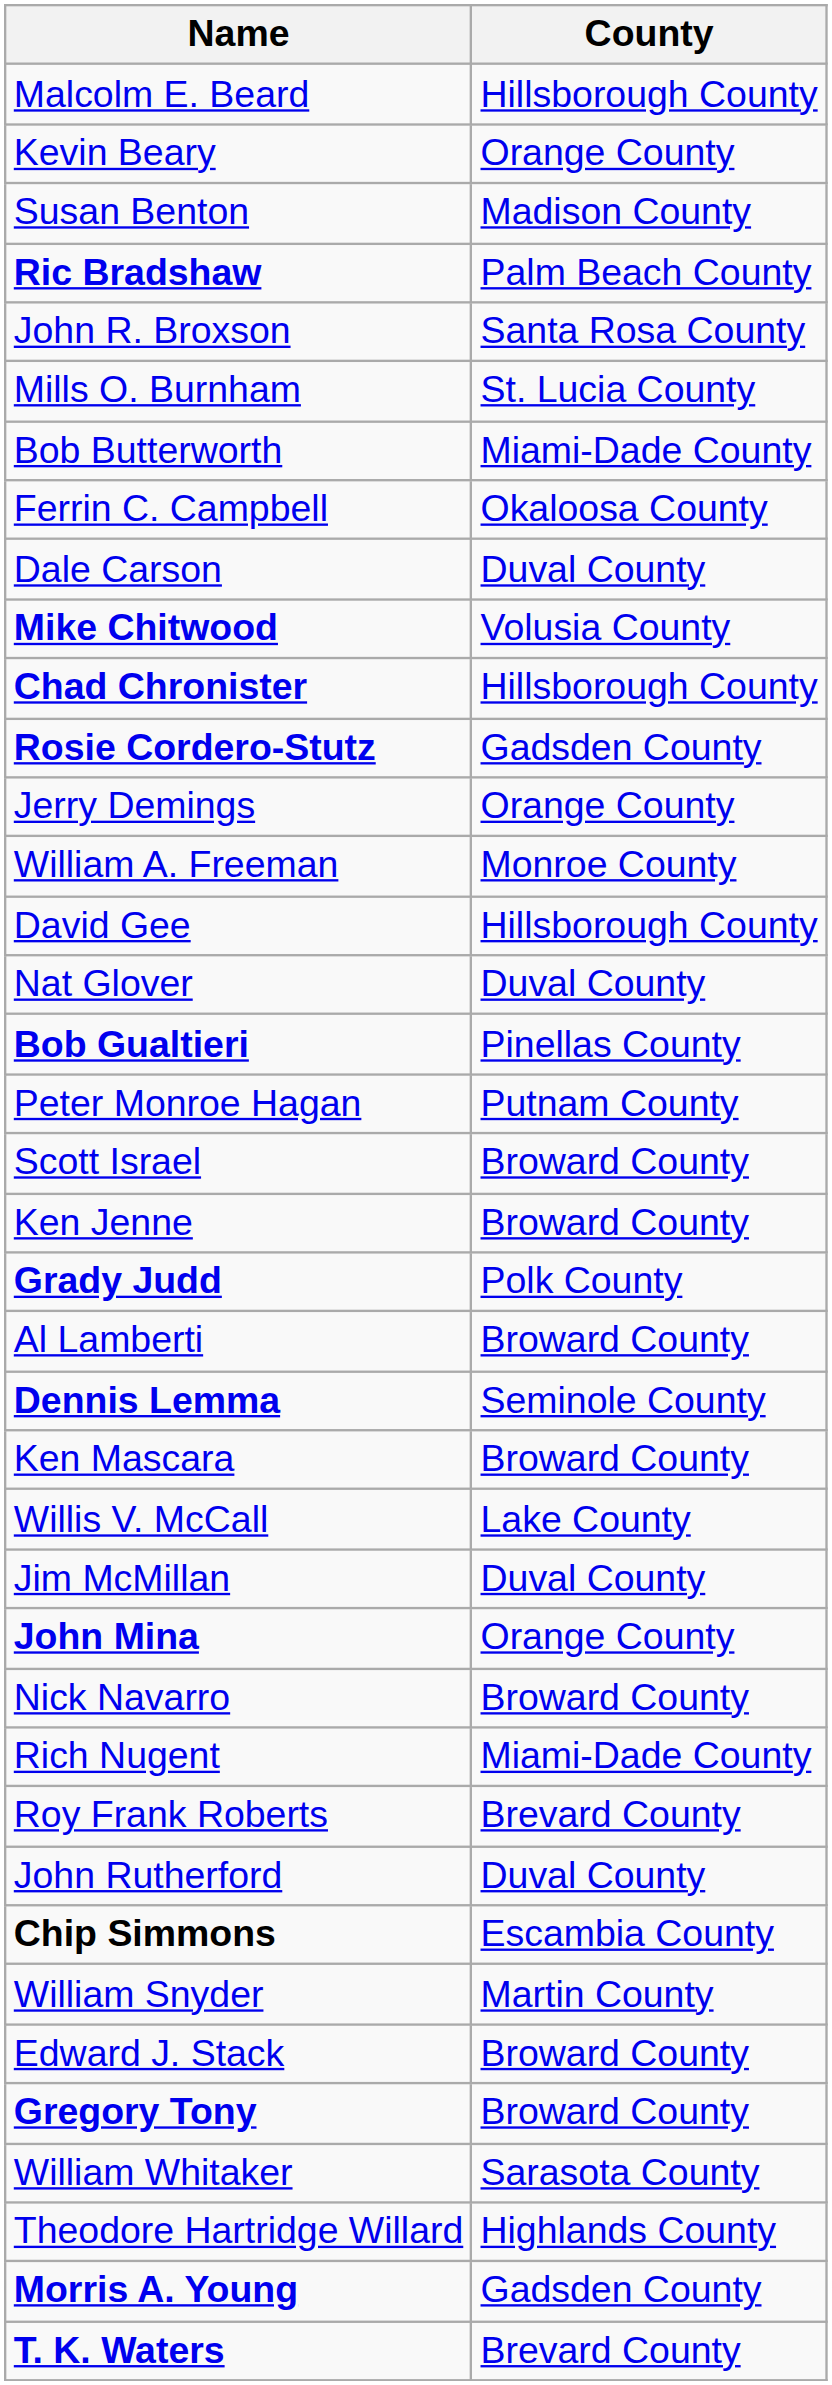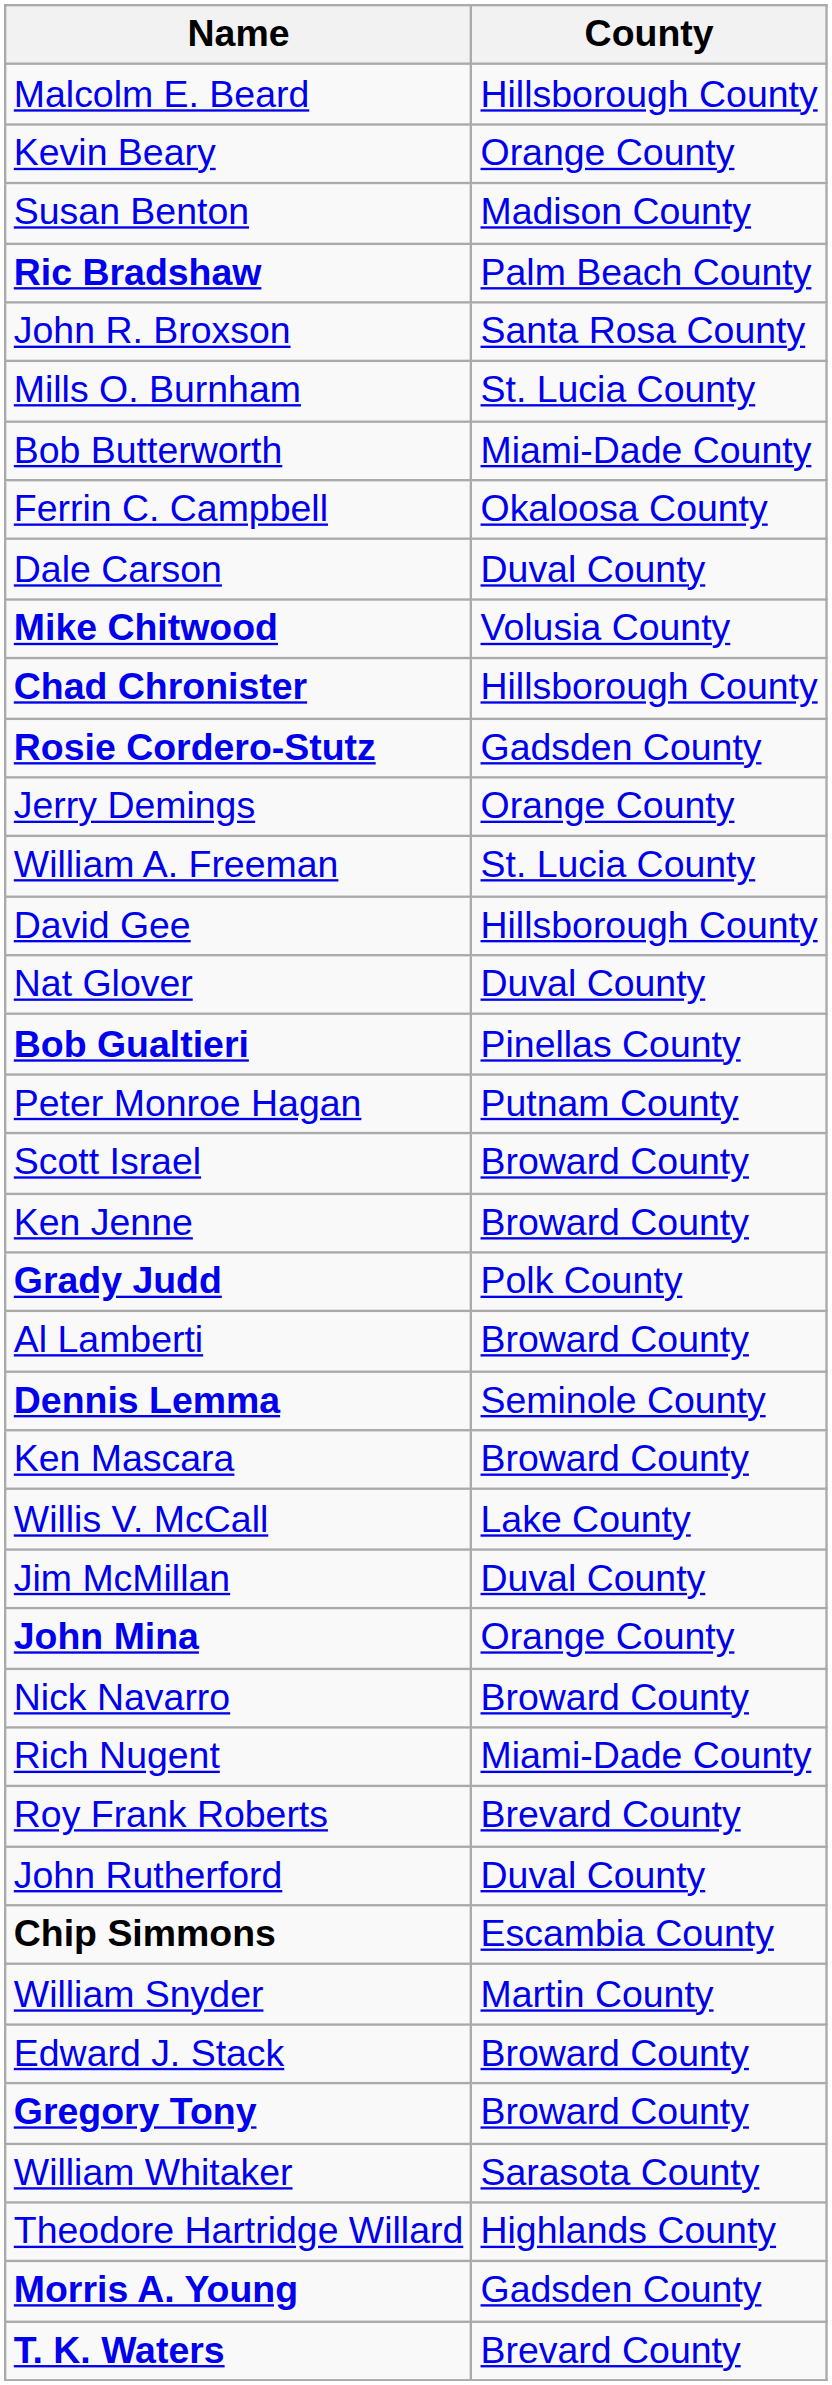(609, 865) Monroe County -> (618, 865) St. Lucia County
